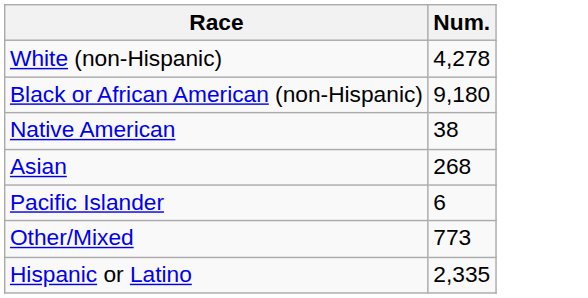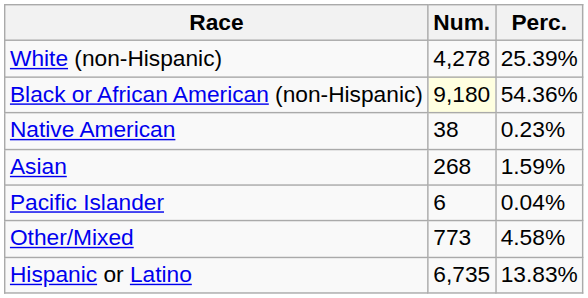+ column: (539, 22)
(462, 94) no background -> (462, 94) lightyellow background
(462, 274) 2,335 -> (462, 274) 6,735
